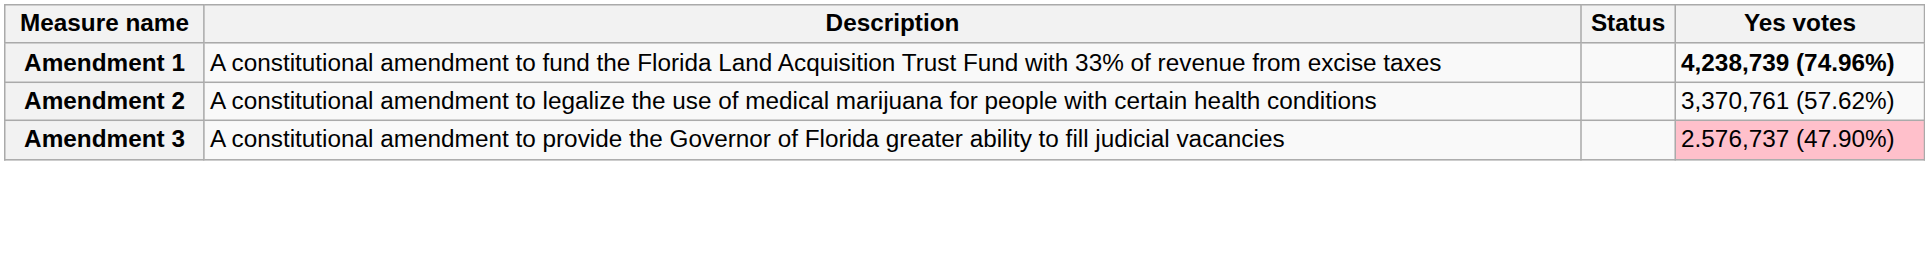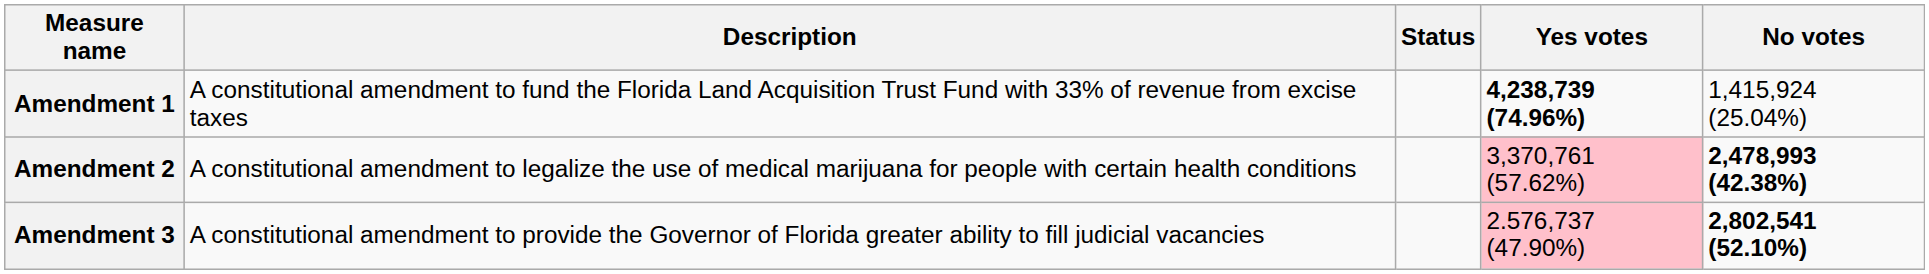+ column: (1814, 37)
(1788, 100) no background -> (1541, 169) pink background
